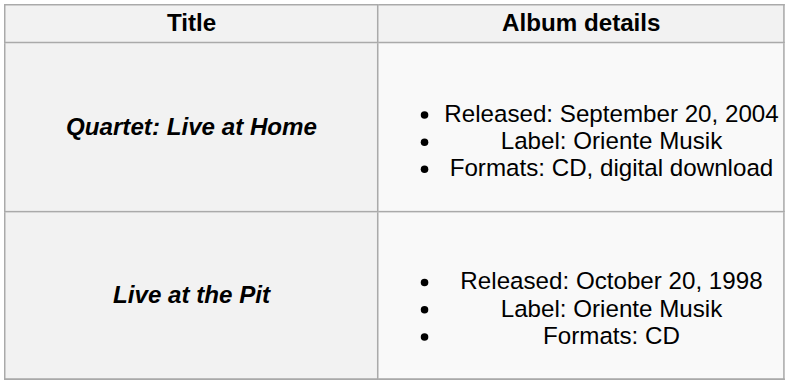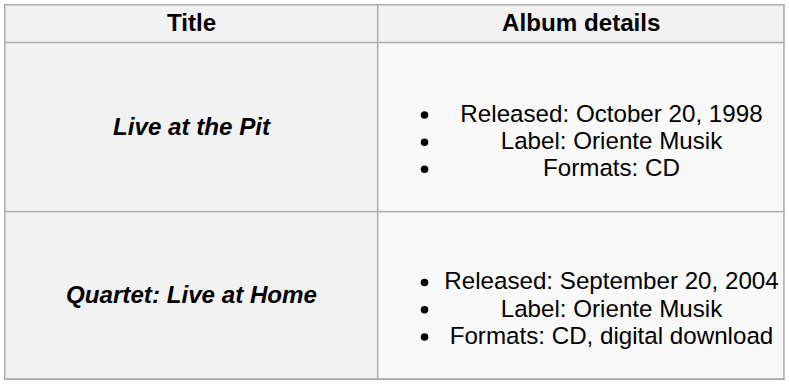rows swapped: (192, 295) <-> (192, 126)
